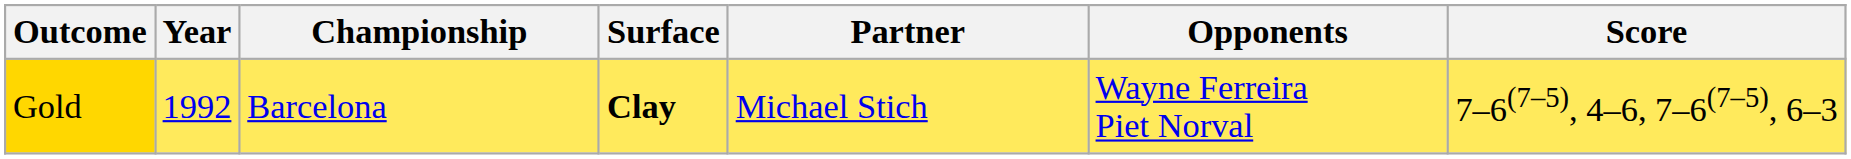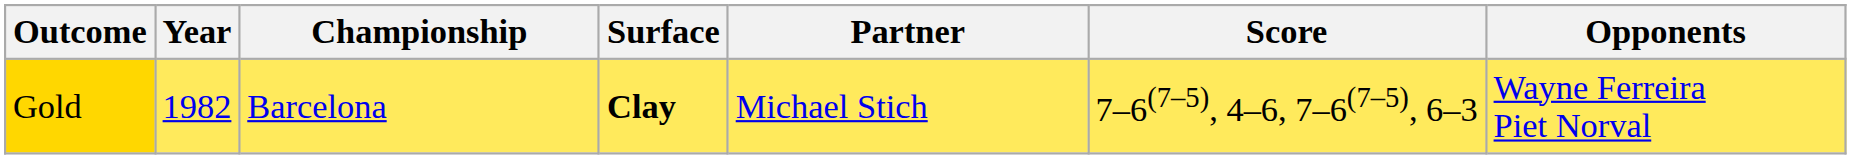columns swapped: (1268, 31) <-> (1646, 31)
(197, 105) 1992 -> (197, 105) 1982
